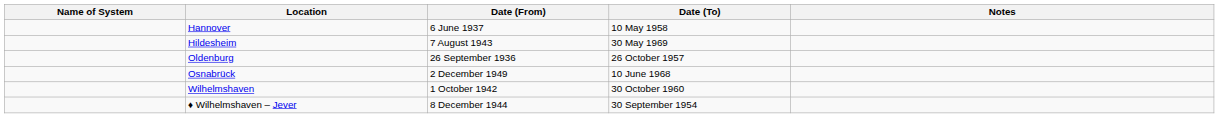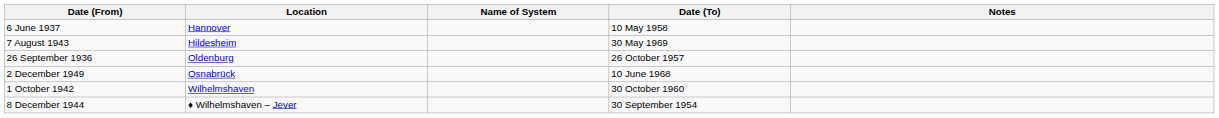columns swapped: (95, 12) <-> (518, 12)
